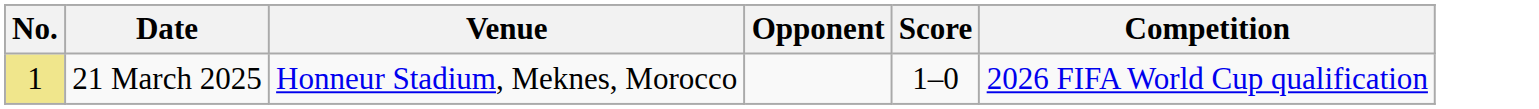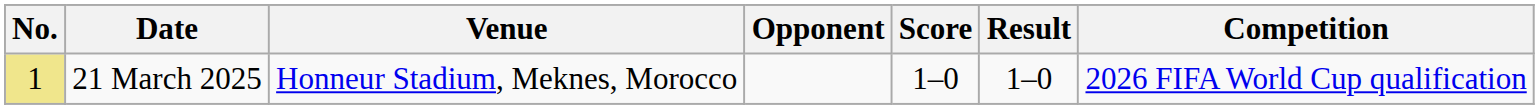+ column: (1029, 29)
